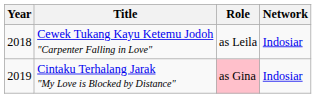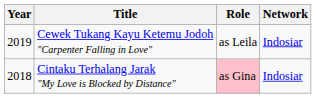(19, 41) 2018 -> (19, 41) 2019
(19, 76) 2019 -> (19, 76) 2018
